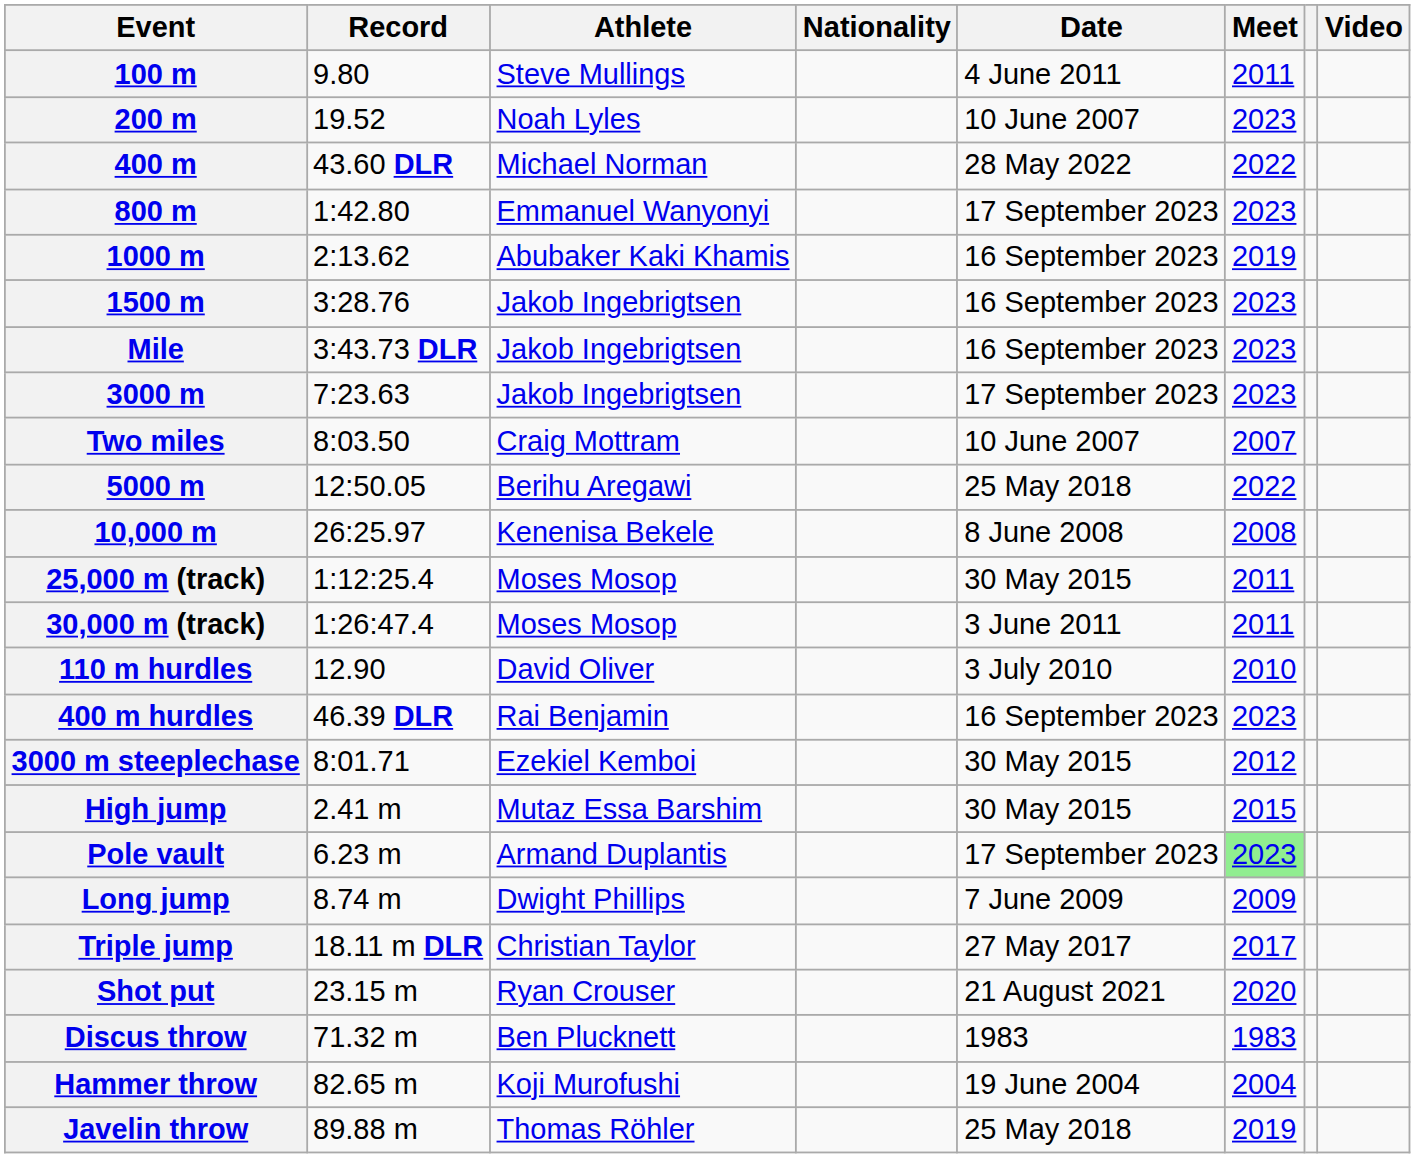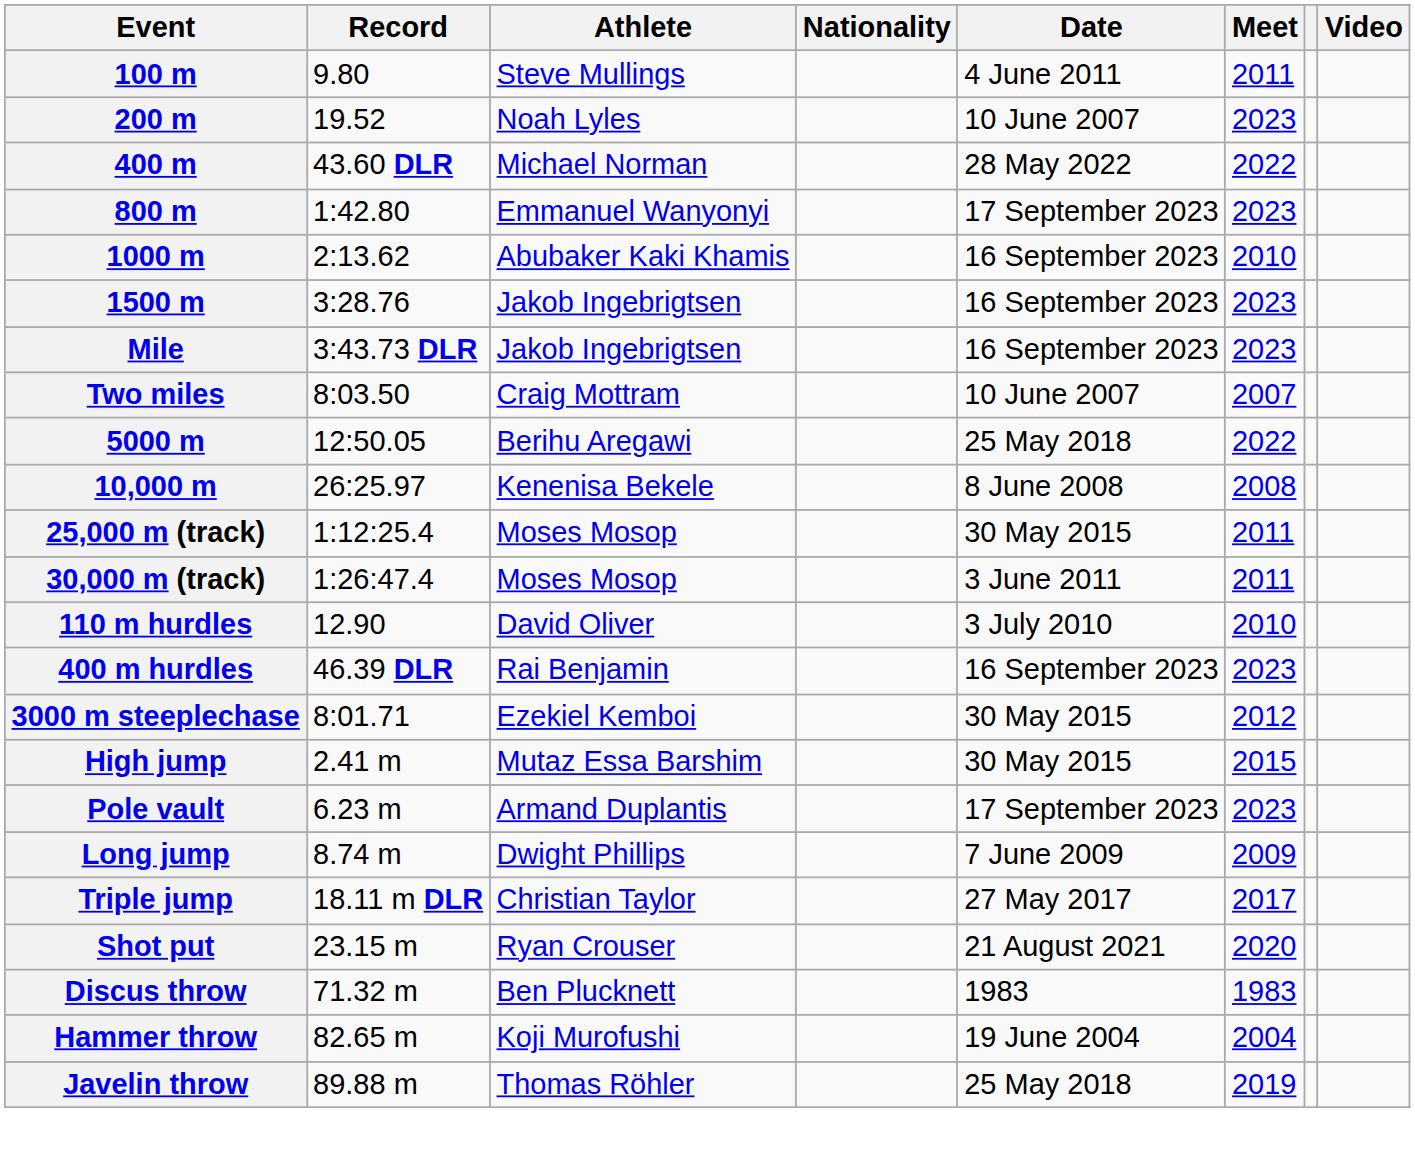(1264, 257) 2019 -> (1264, 257) 2010
- row: (156, 394)
(1264, 854) lightgreen background -> (1264, 808) no background
